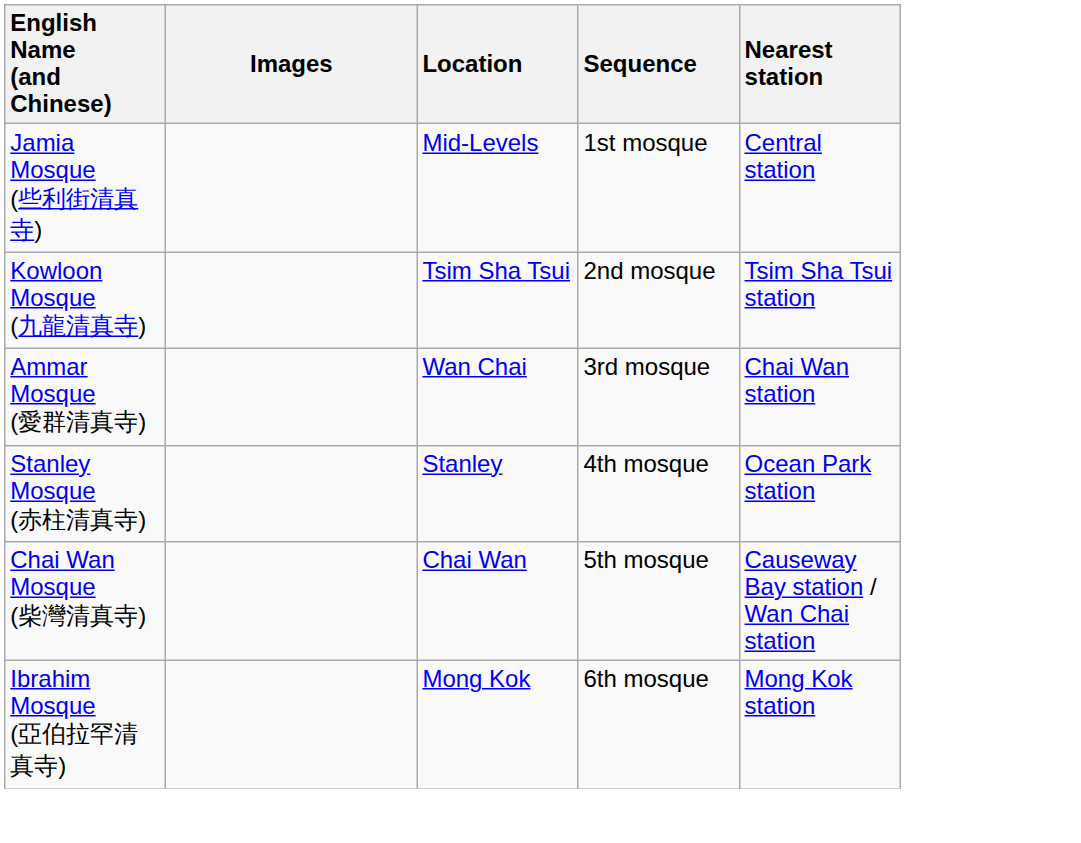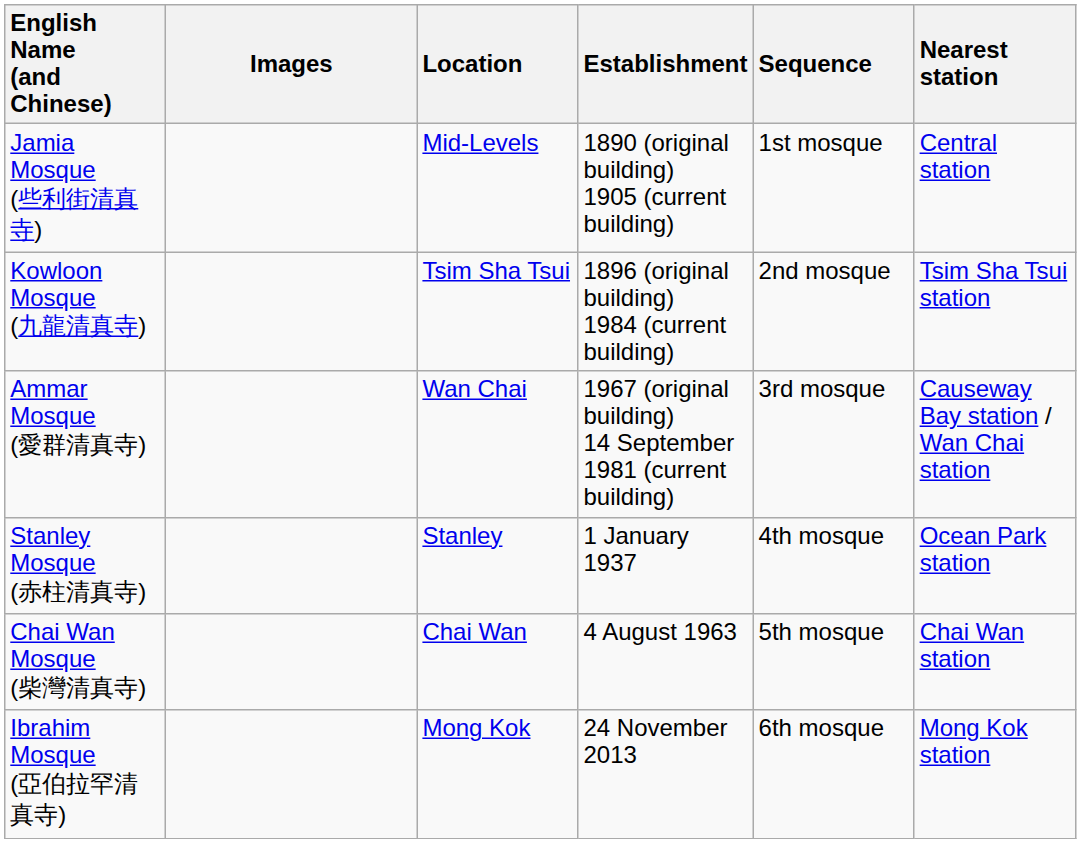+ column: (665, 64)
(797, 380) Chai Wan station -> (986, 430) Causeway Bay station / Wan Chai station
(811, 600) Causeway Bay station / Wan Chai station -> (972, 645) Chai Wan station
